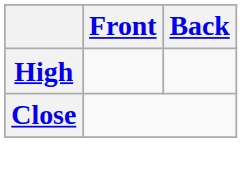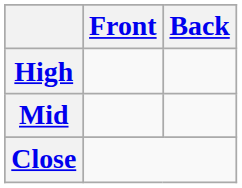+ row: (44, 114)
